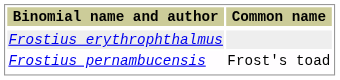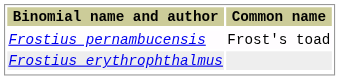rows swapped: (116, 40) <-> (107, 61)
